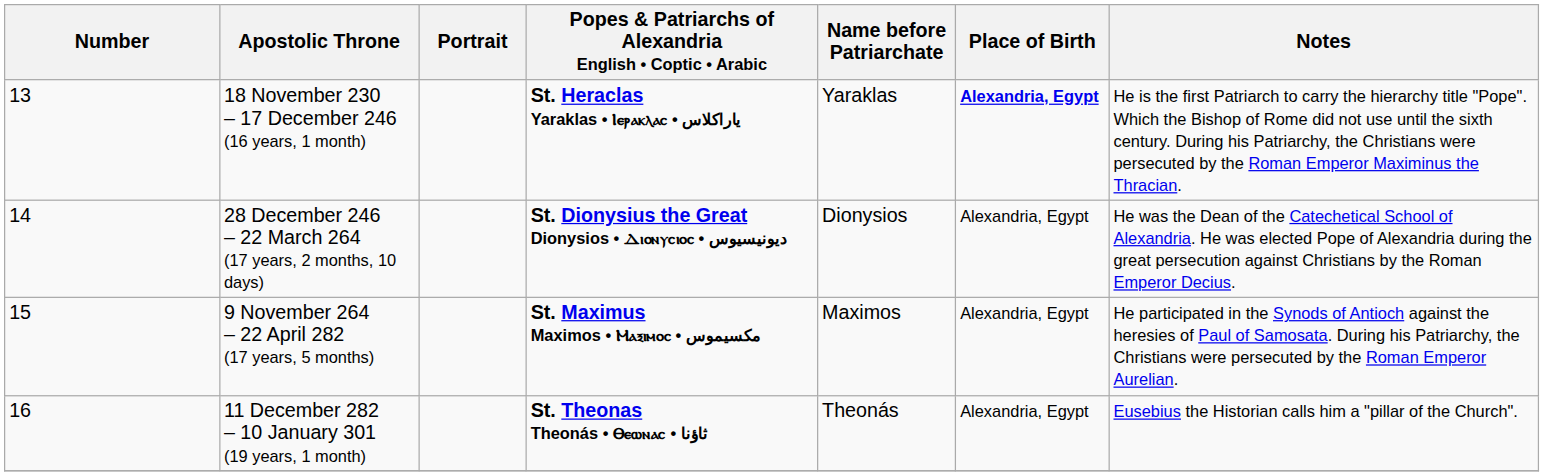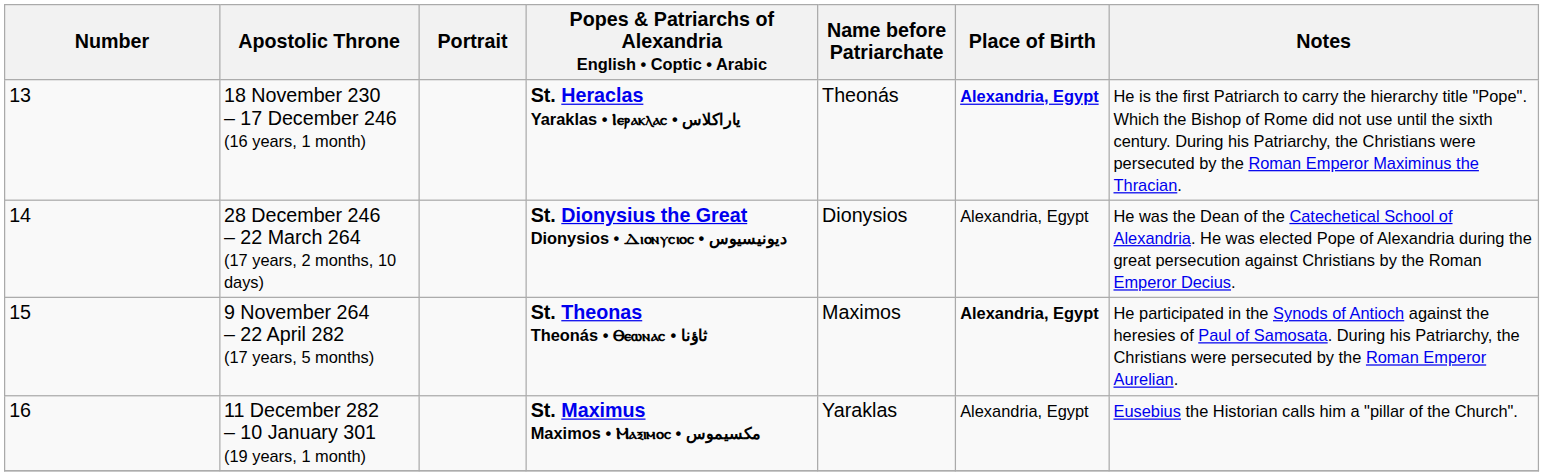(860, 95) Yaraklas -> (860, 95) Theonás
(646, 324) St. Maximus Maximos • Ⲙⲁⲝⲓⲙⲟⲥ • مكسيموس -> (619, 324) St. Theonas Theonás • Ⲑⲉⲱⲛⲁⲥ • ثاؤنا
(1024, 314) normal -> (1029, 312) bold
(619, 421) St. Theonas Theonás • Ⲑⲉⲱⲛⲁⲥ • ثاؤنا -> (646, 421) St. Maximus Maximos • Ⲙⲁⲝⲓⲙⲟⲥ • مكسيموس
(860, 410) Theonás -> (860, 410) Yaraklas
